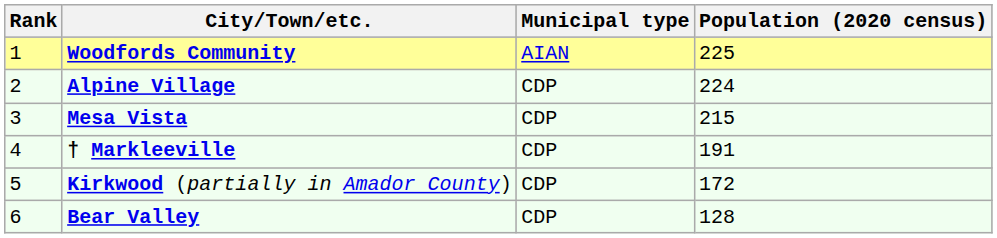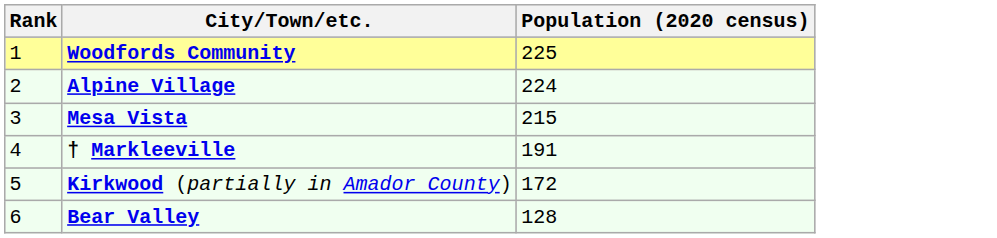- column: (605, 21)
